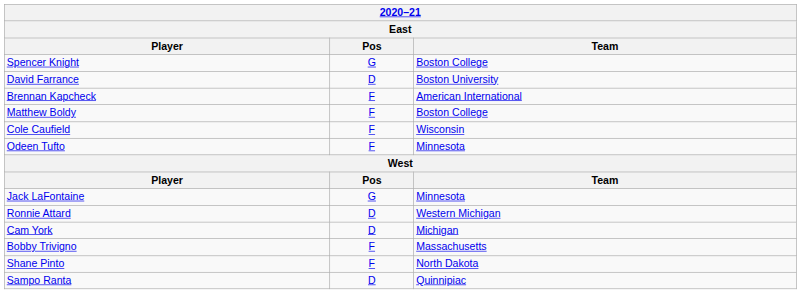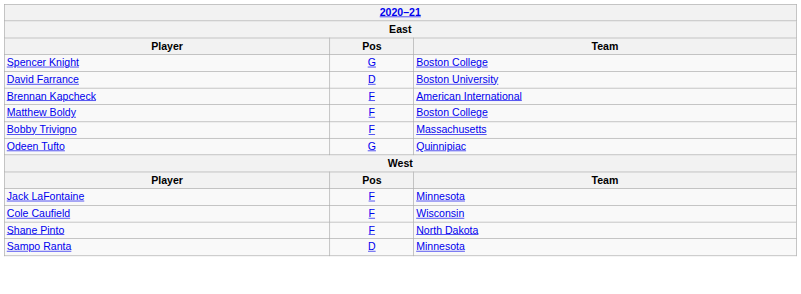rows swapped: (42, 247) <-> (38, 130)
(372, 146) F -> (372, 146) G
(441, 146) Minnesota -> (441, 146) Quinnipiac
(372, 197) G -> (372, 197) F
- row: (39, 213)
- row: (30, 230)
(441, 280) Quinnipiac -> (441, 247) Minnesota
